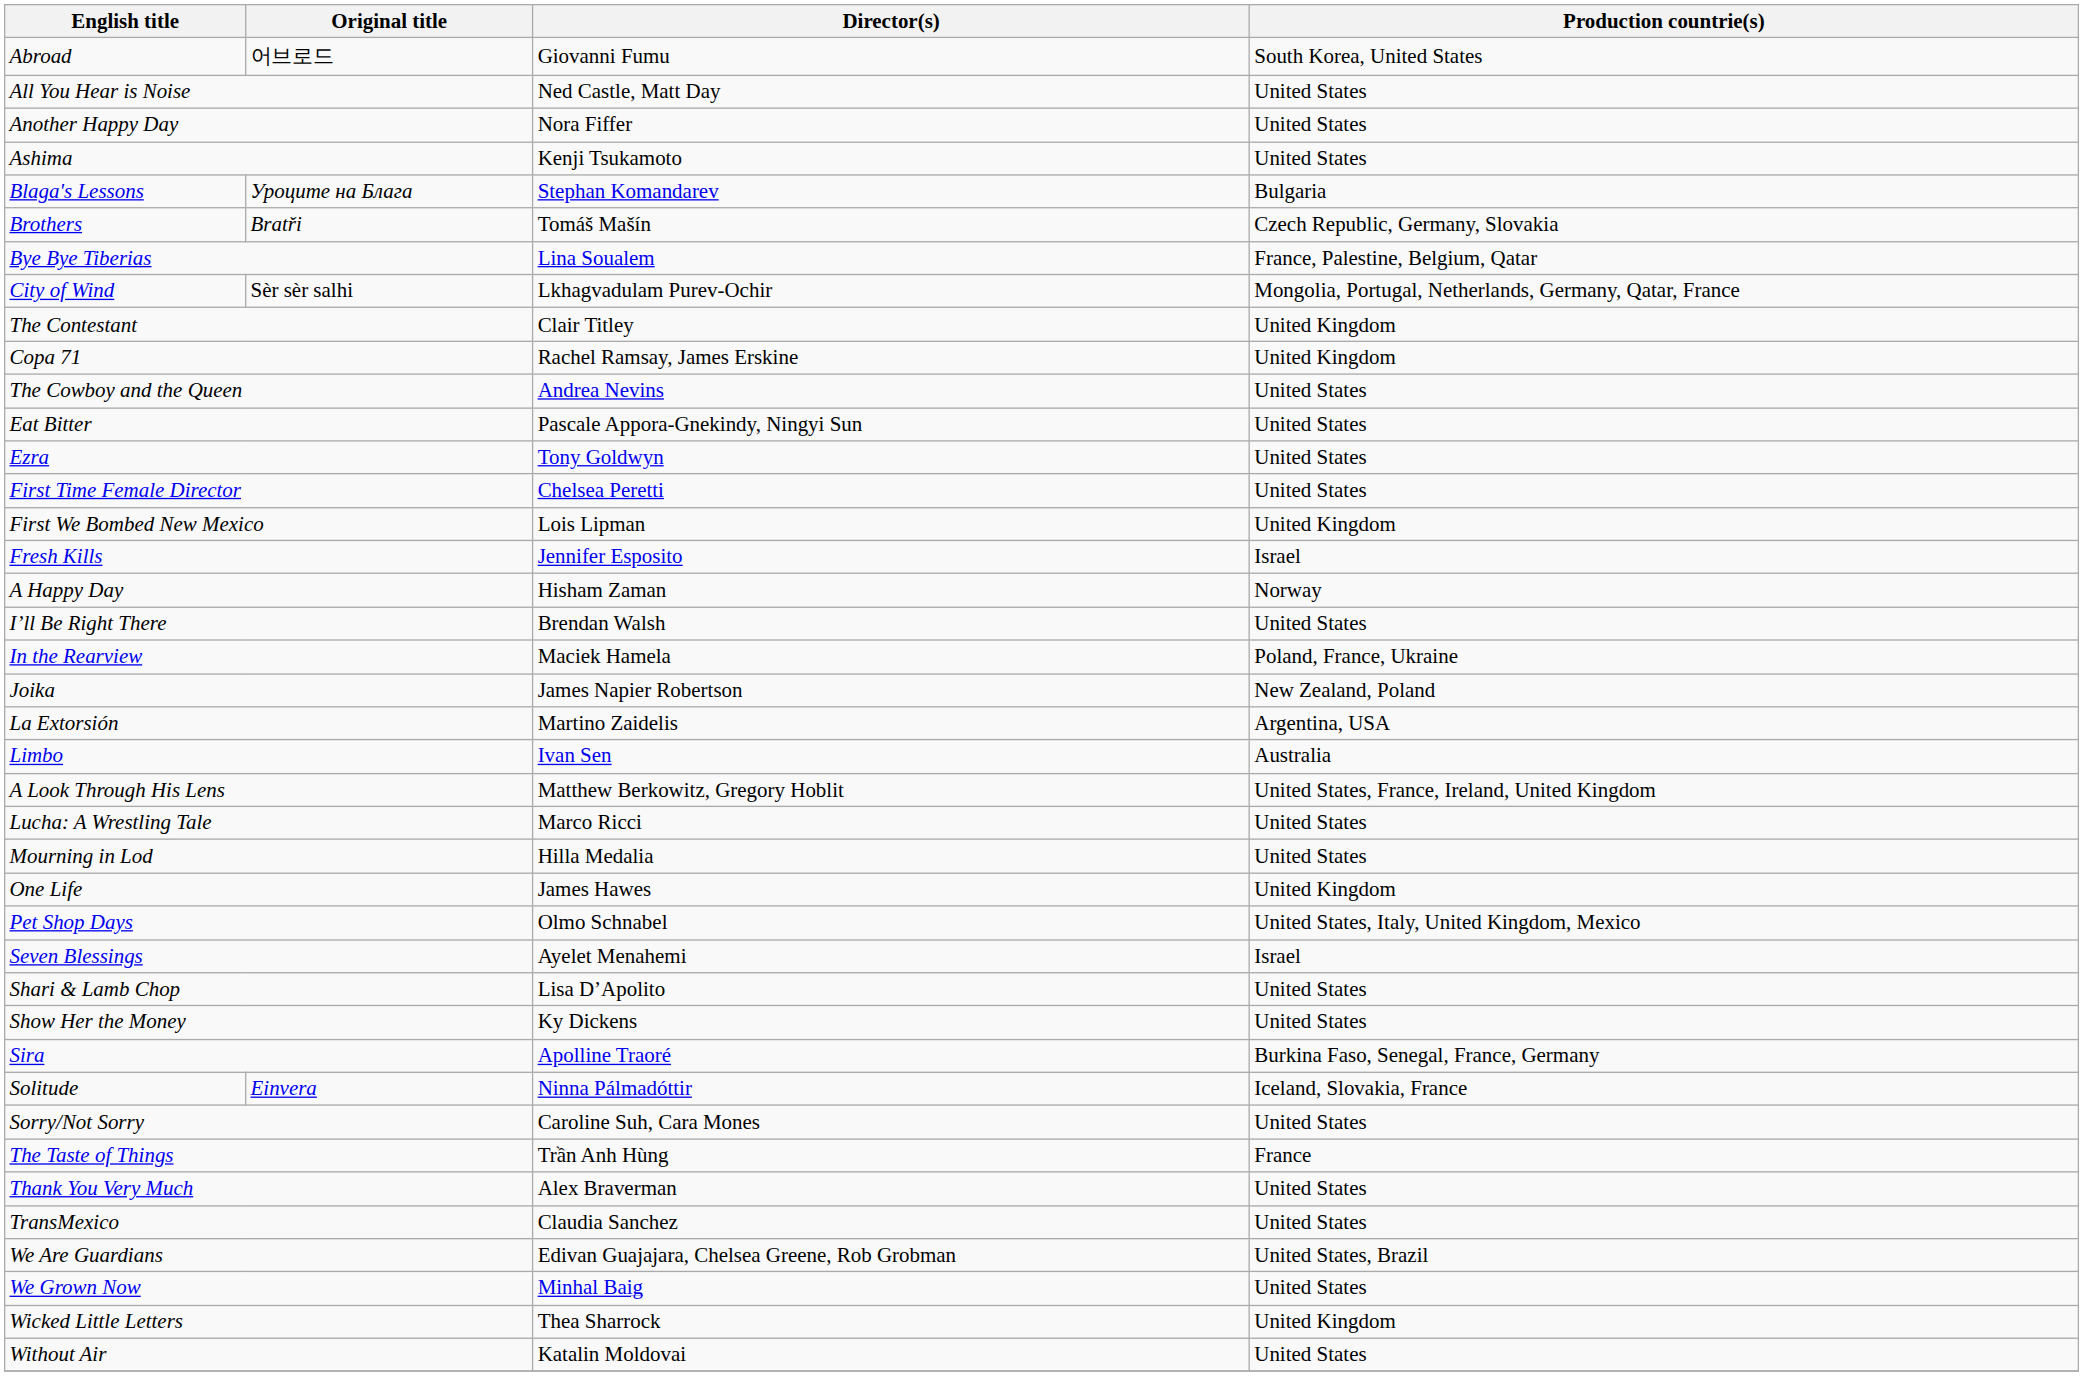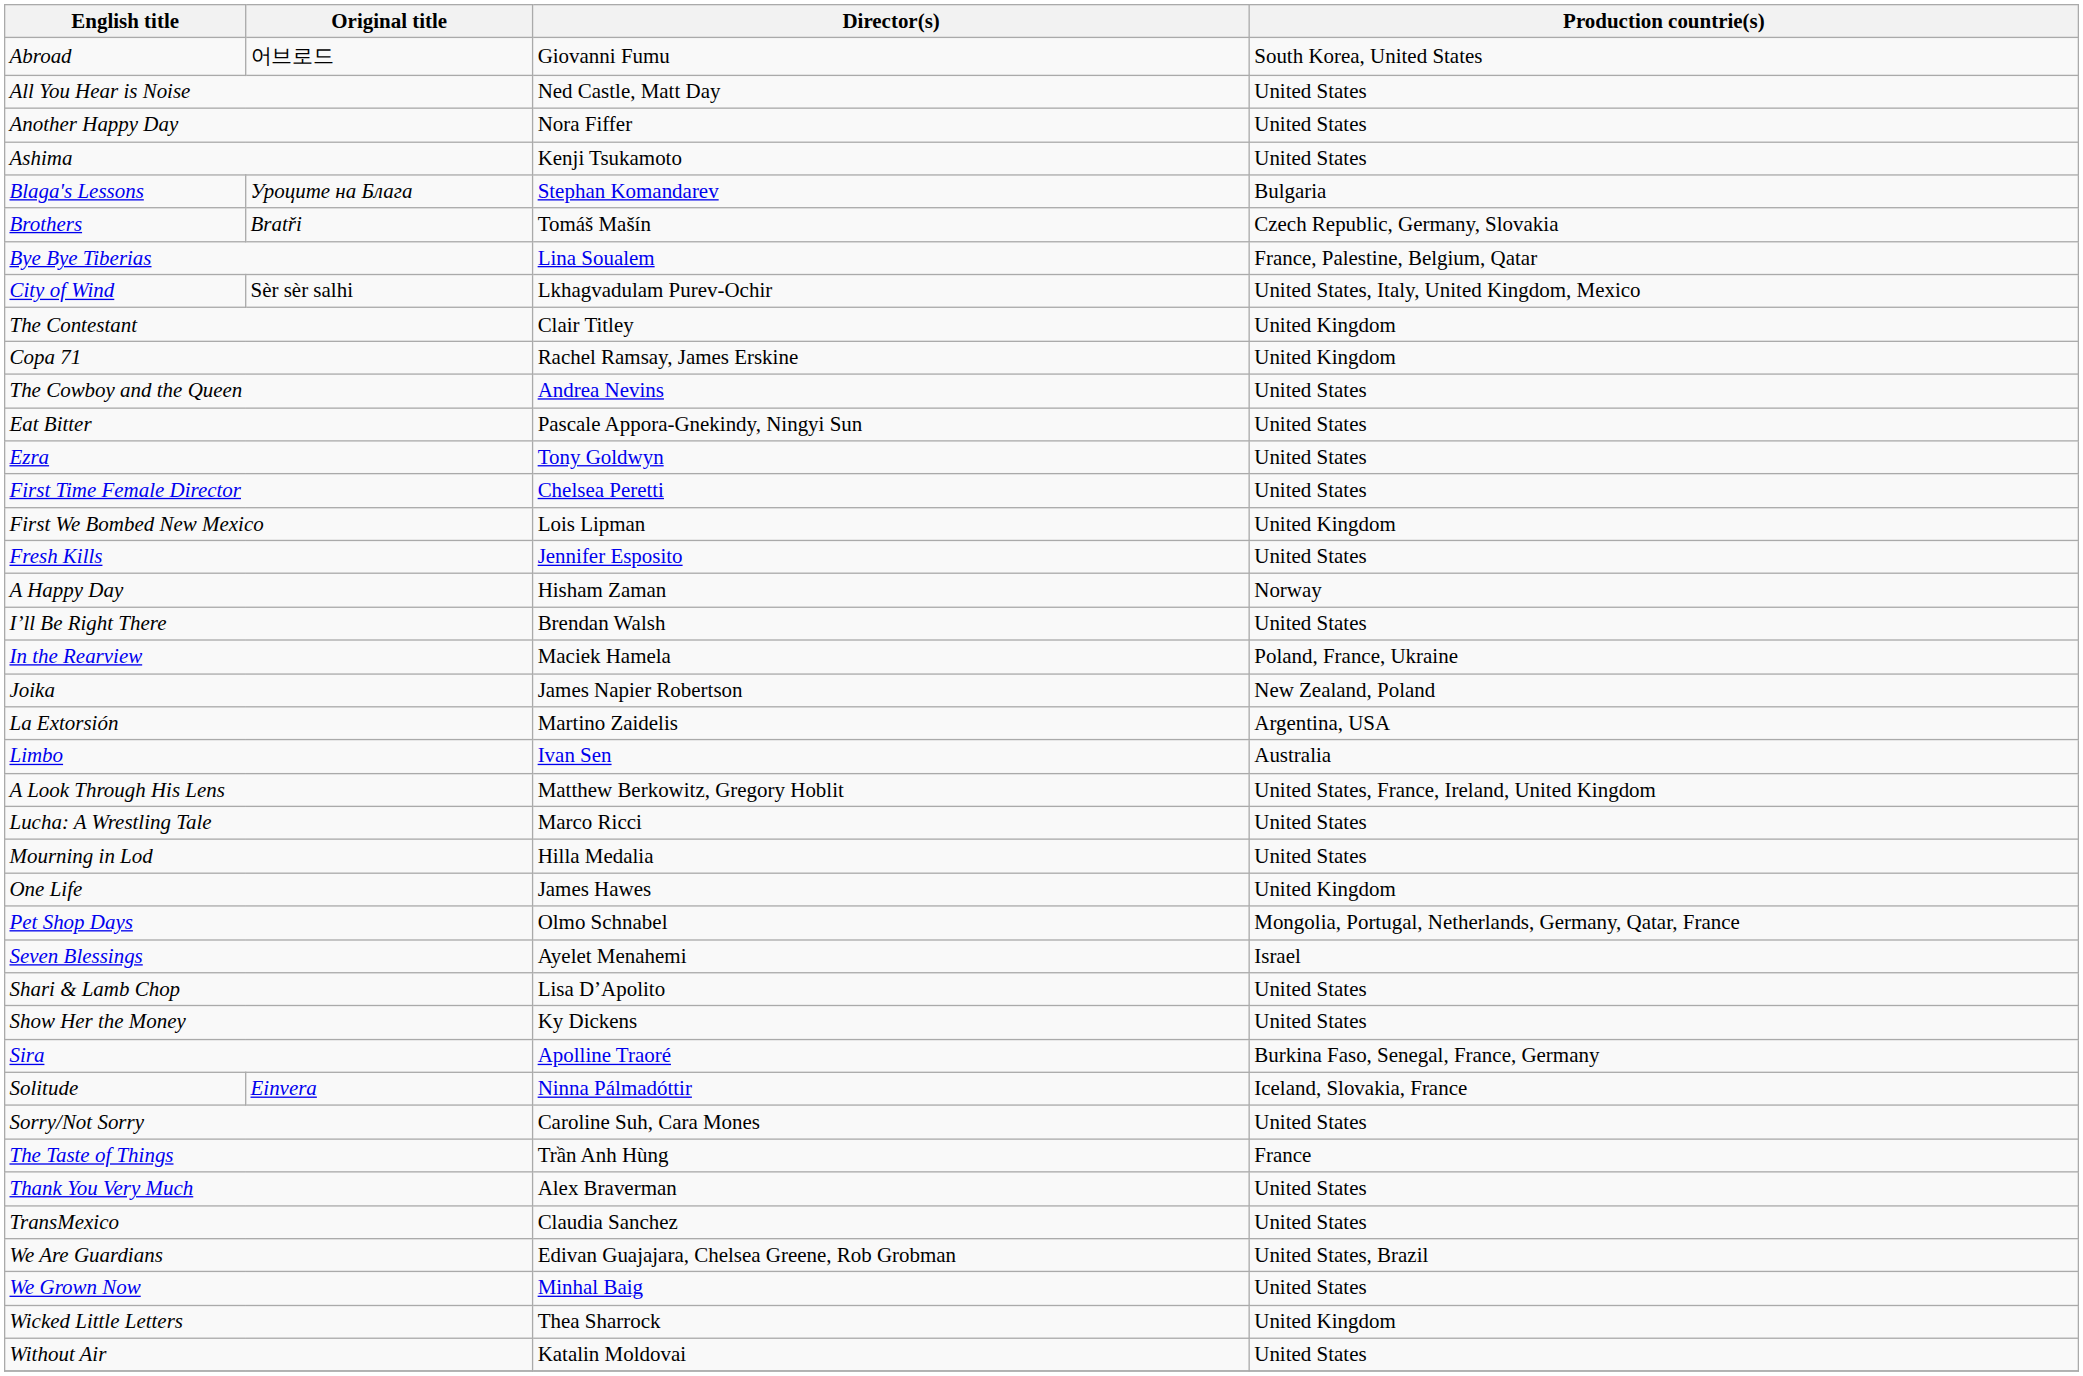(1497, 290) Mongolia, Portugal, Netherlands, Germany, Qatar, France -> (1447, 290) United States, Italy, United Kingdom, Mexico
(1278, 556) Israel -> (1310, 556) United States
(1447, 922) United States, Italy, United Kingdom, Mexico -> (1497, 922) Mongolia, Portugal, Netherlands, Germany, Qatar, France
